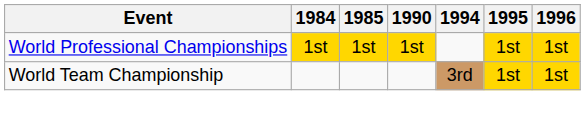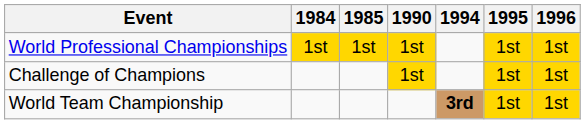+ row: (107, 75)
(460, 75) normal -> (460, 103) bold
